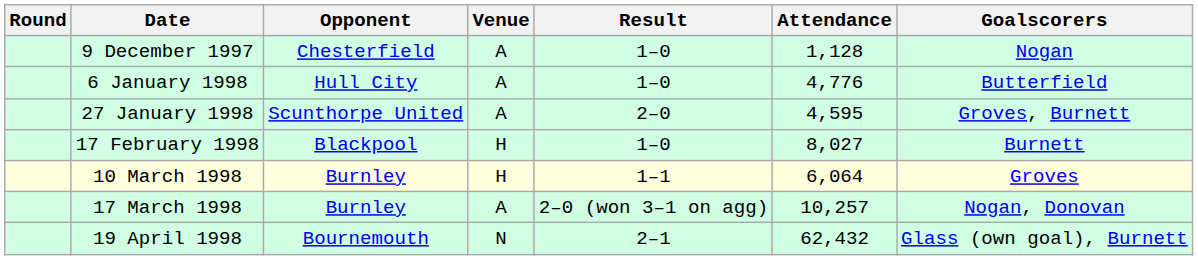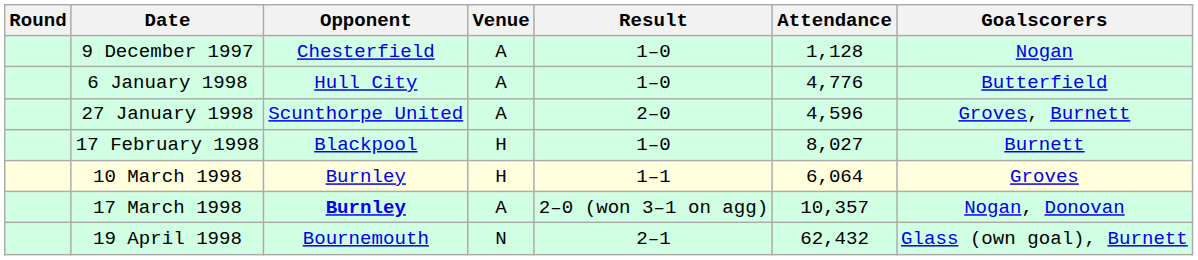(835, 114) 4,595 -> (835, 114) 4,596
(366, 207) normal -> (366, 207) bold
(835, 207) 10,257 -> (835, 207) 10,357
